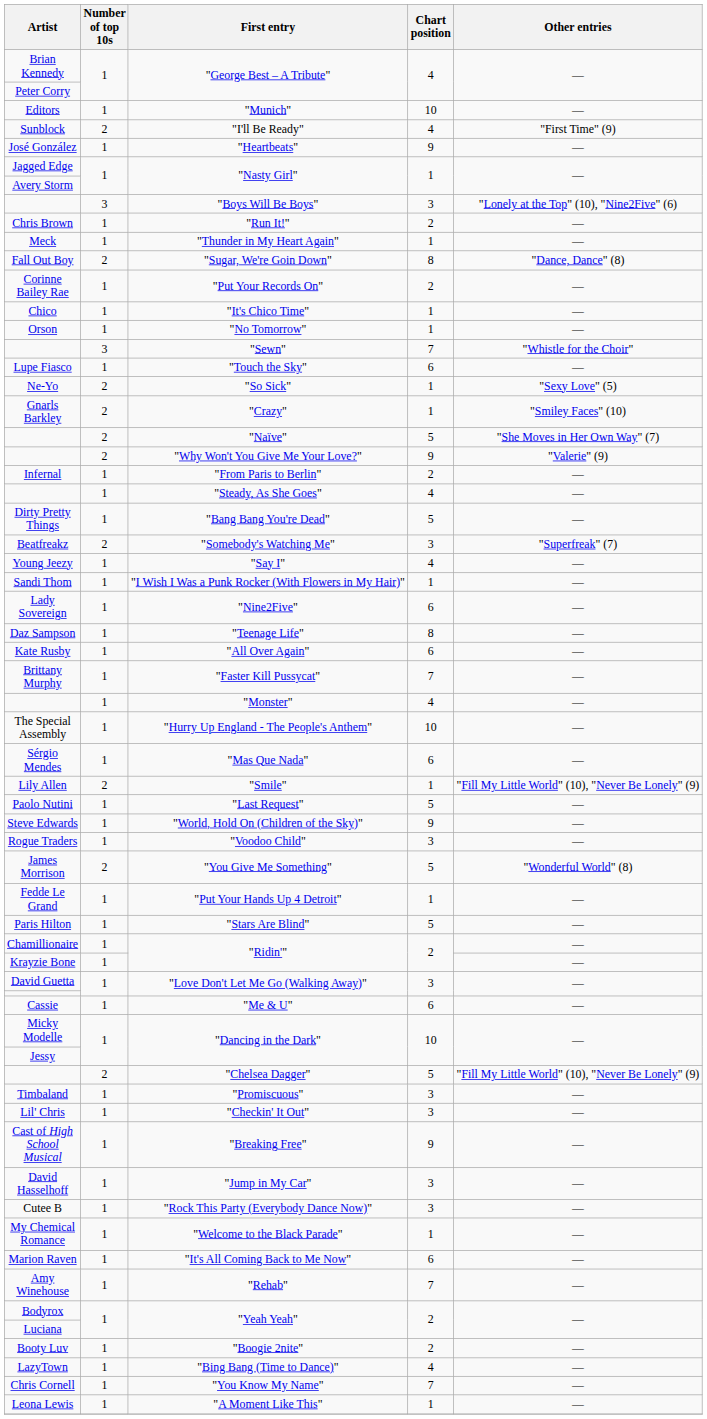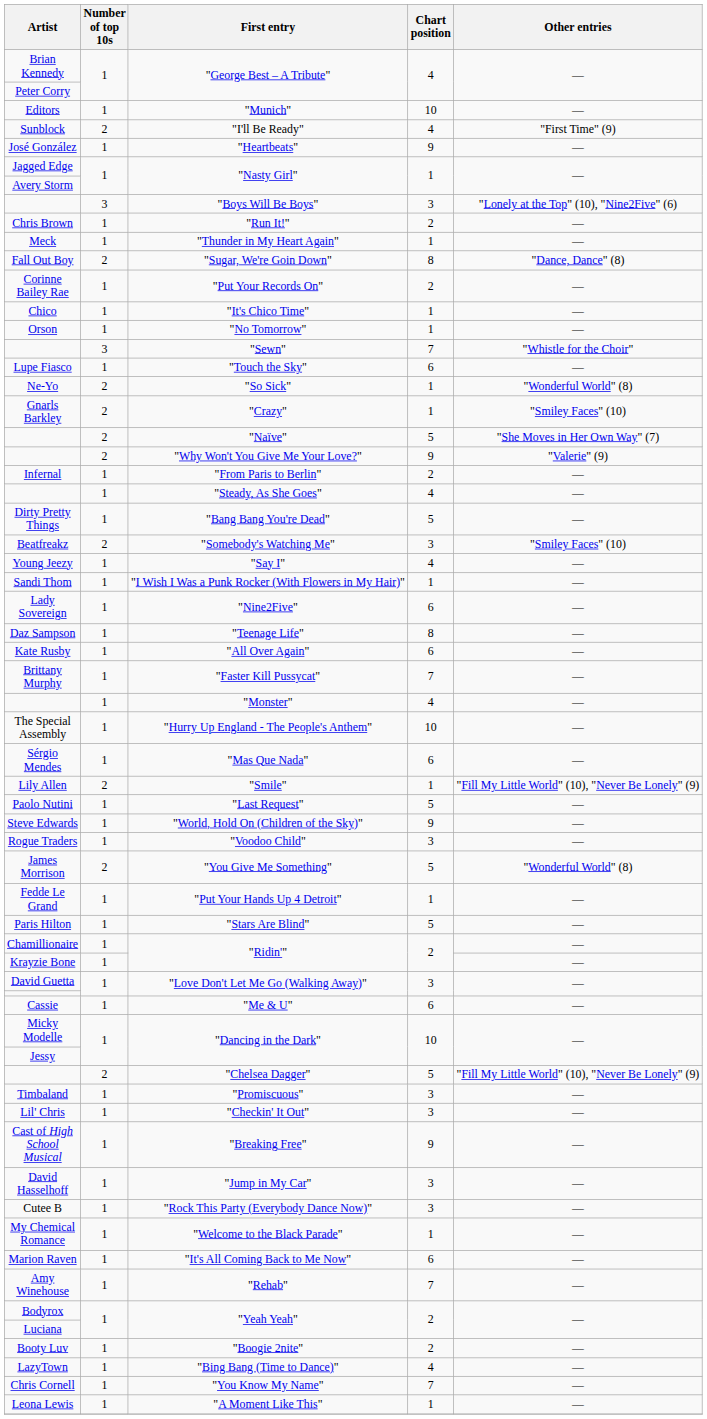(578, 386) "Sexy Love" (5) -> (578, 386) "Wonderful World" (8)
(578, 544) "Superfreak" (7) -> (578, 544) "Smiley Faces" (10)
